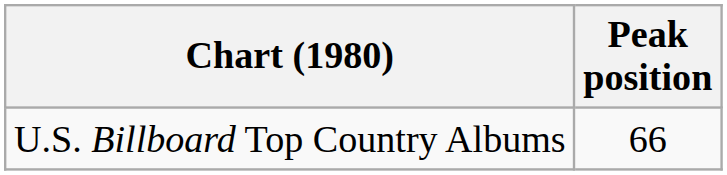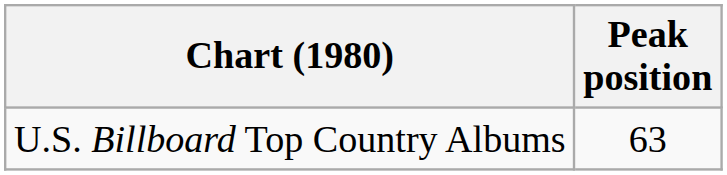(648, 137) 66 -> (648, 137) 63
